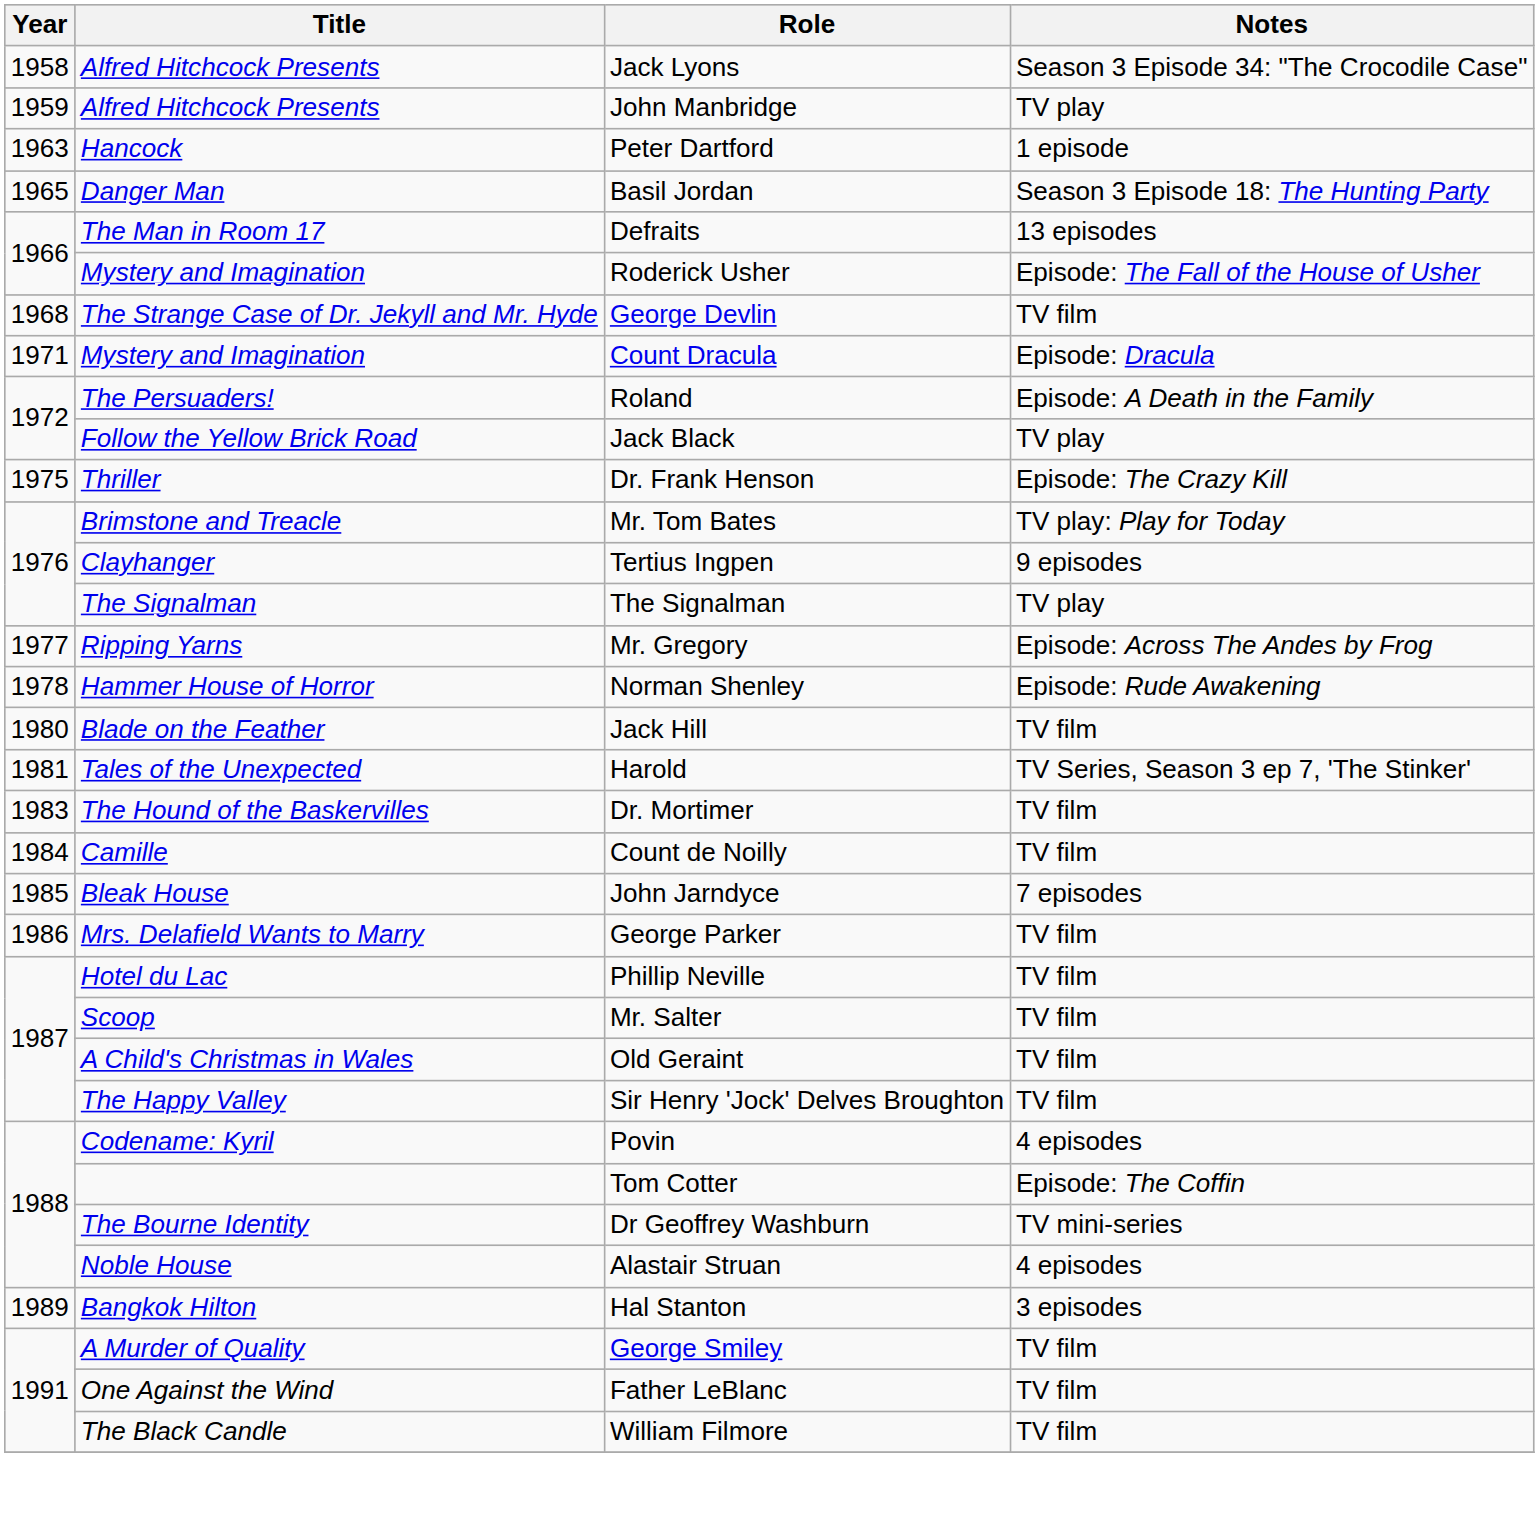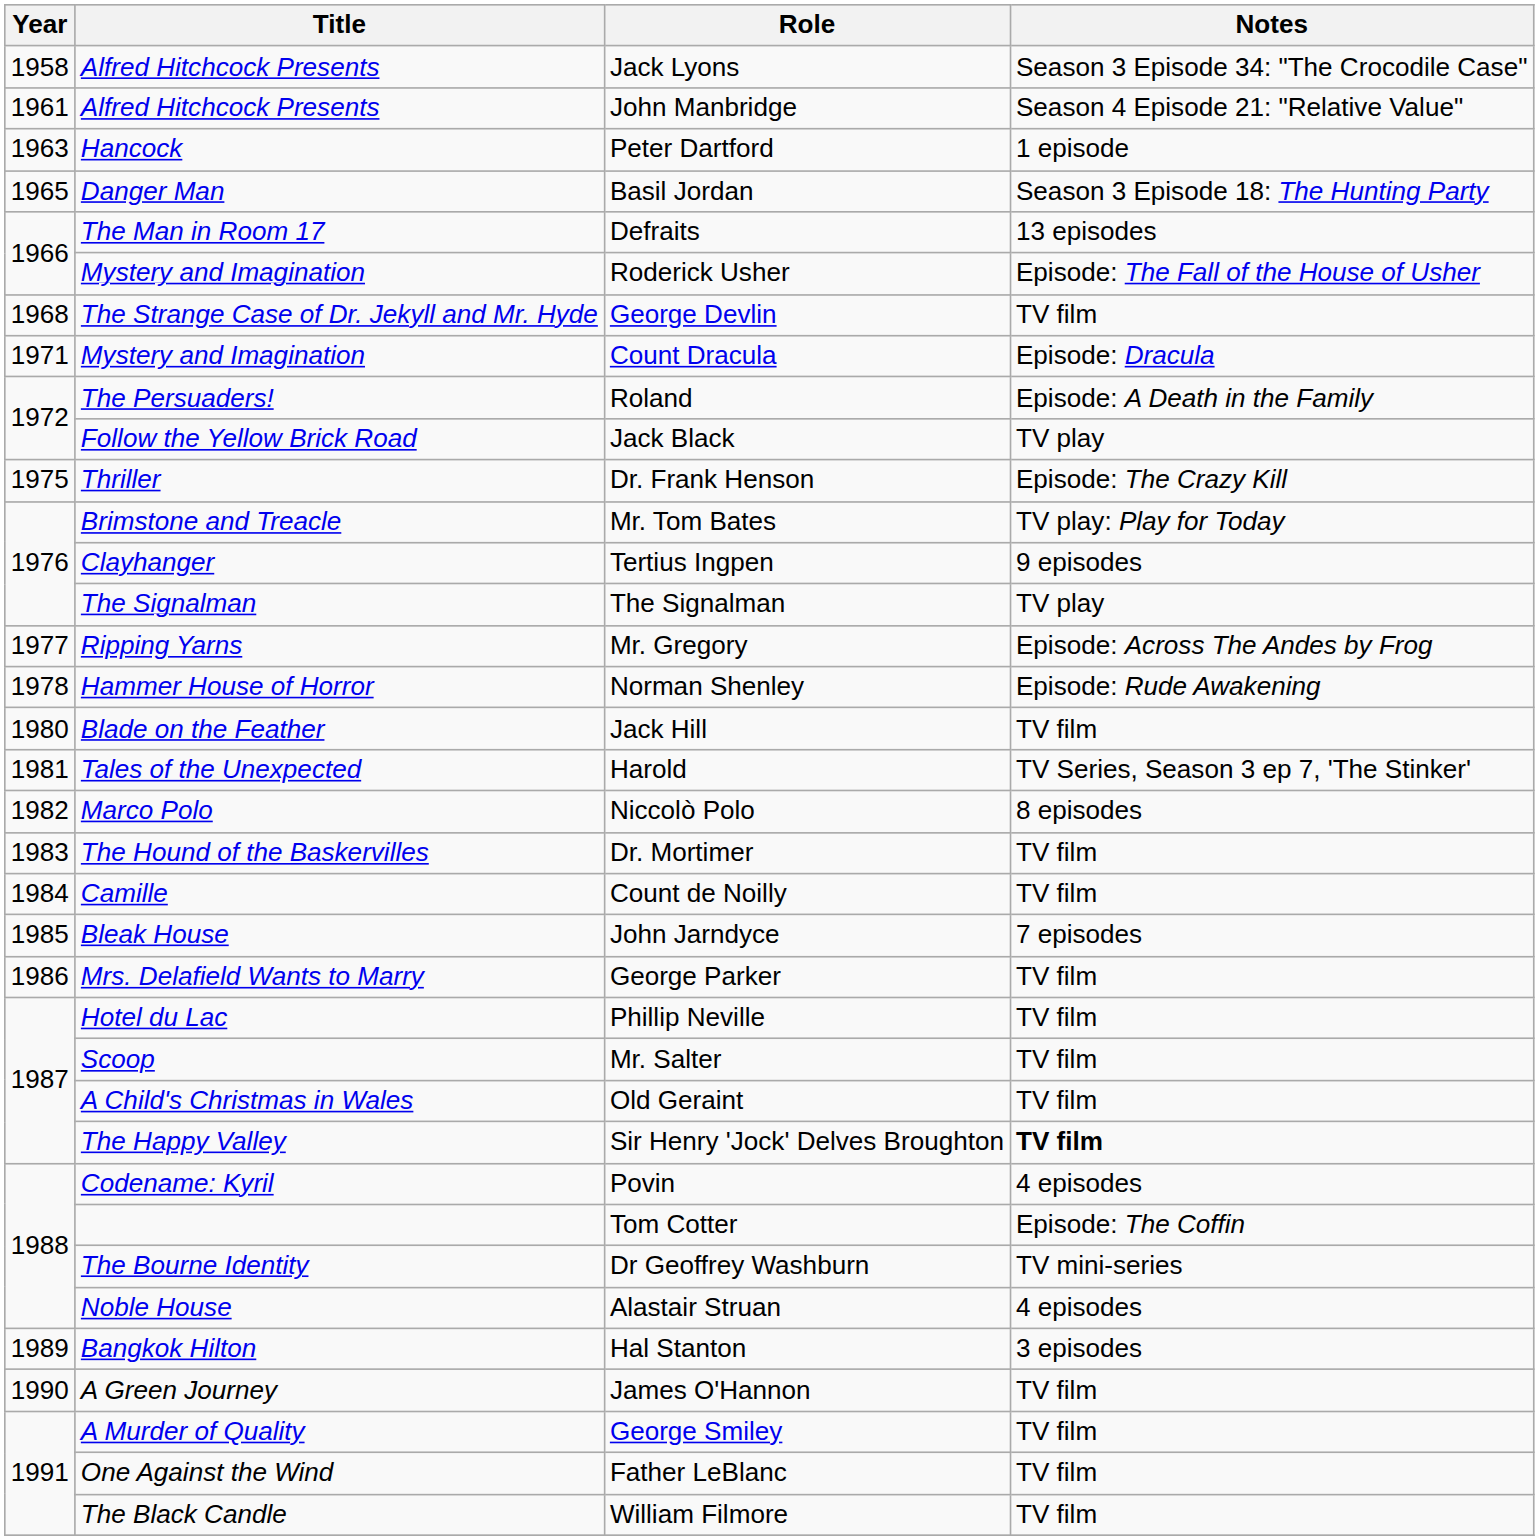(40, 107) 1959 -> (40, 107) 1961
(1060, 107) TV play -> (1240, 107) Season 4 Episode 21: "Relative Value"
+ row: (682, 811)
(1057, 1100) normal -> (1059, 1141) bold
+ row: (710, 1390)
